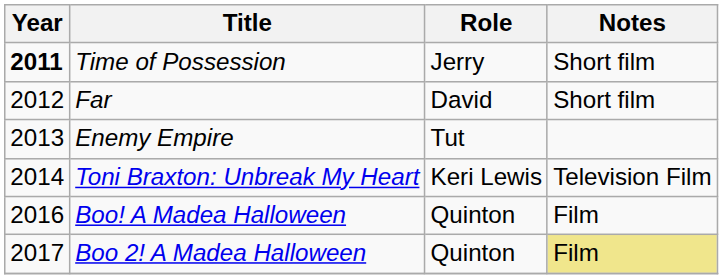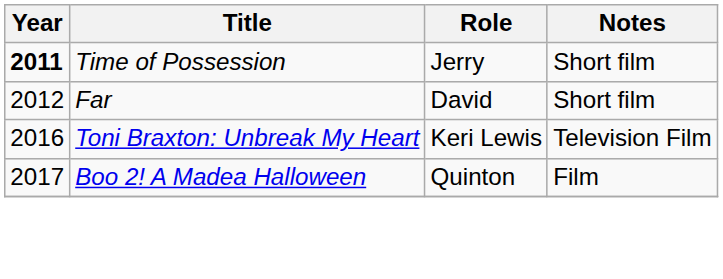- row: (154, 138)
(37, 176) 2014 -> (37, 138) 2016
- row: (211, 215)
(576, 253) khaki background -> (576, 176) no background
